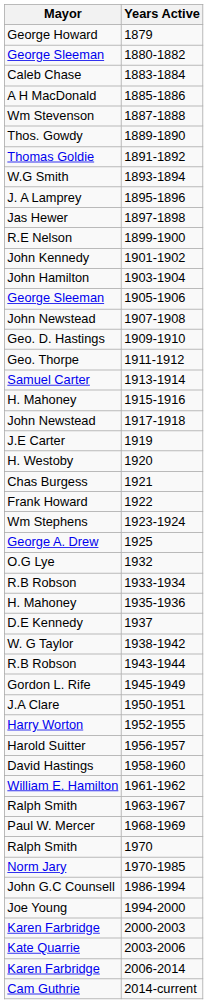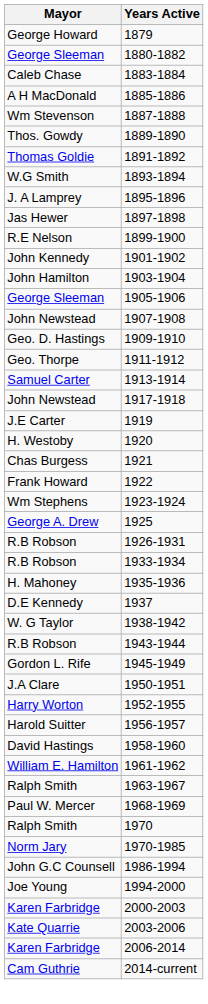- row: (155, 400)
+ row: (155, 542)
- row: (138, 562)
